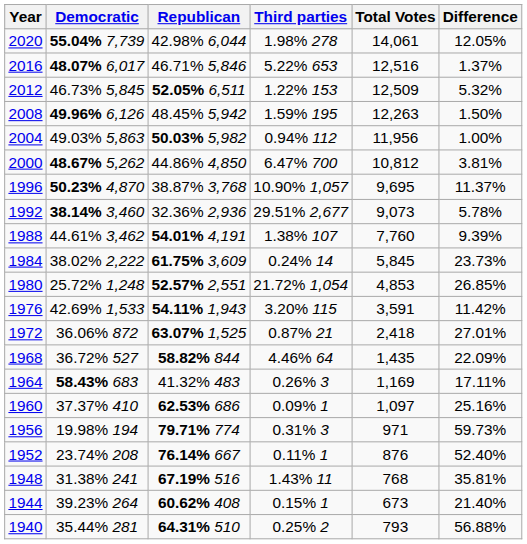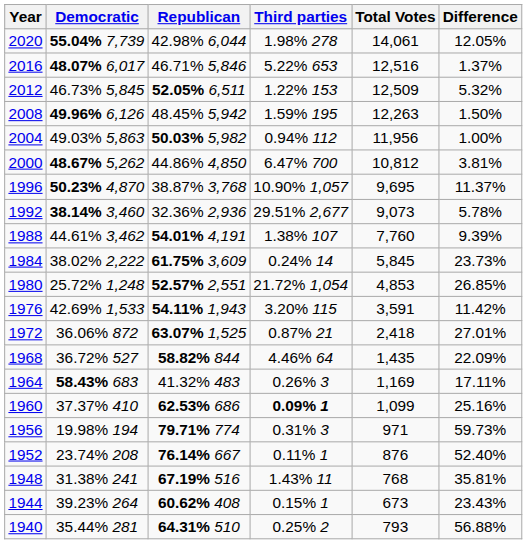(301, 406) normal -> (301, 406) bold
(395, 406) 1,097 -> (395, 406) 1,099
(480, 503) 21.40% -> (480, 503) 23.43%
